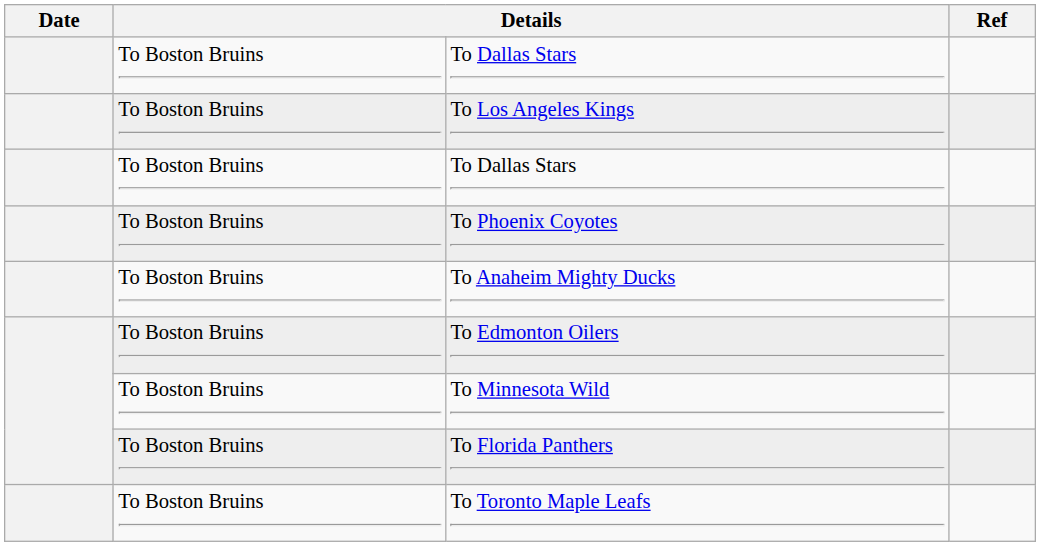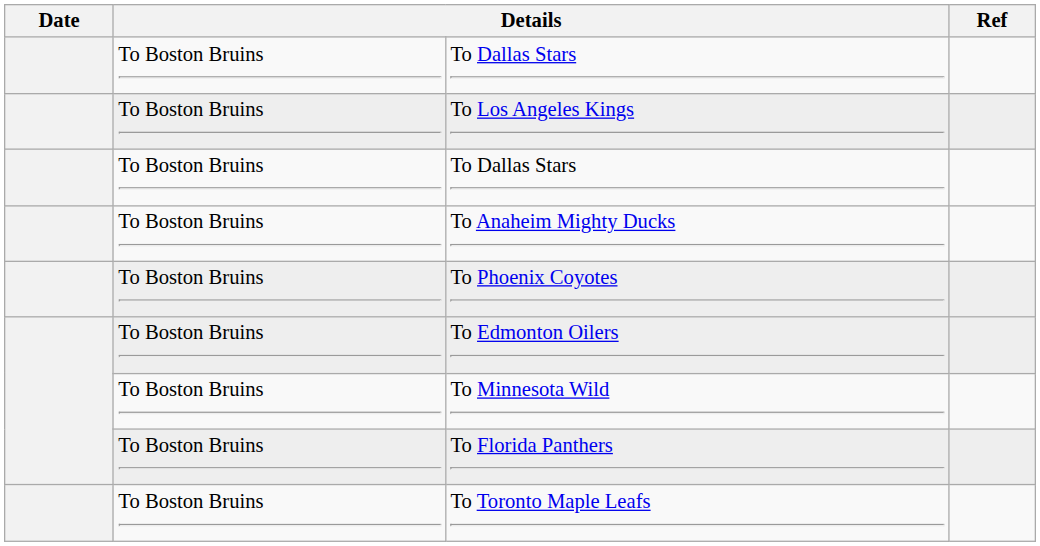rows swapped: (59, 233) <-> (59, 289)
